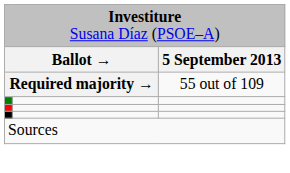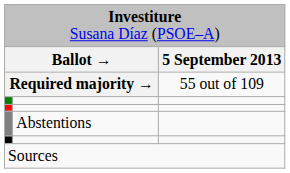+ row: (9, 124)
